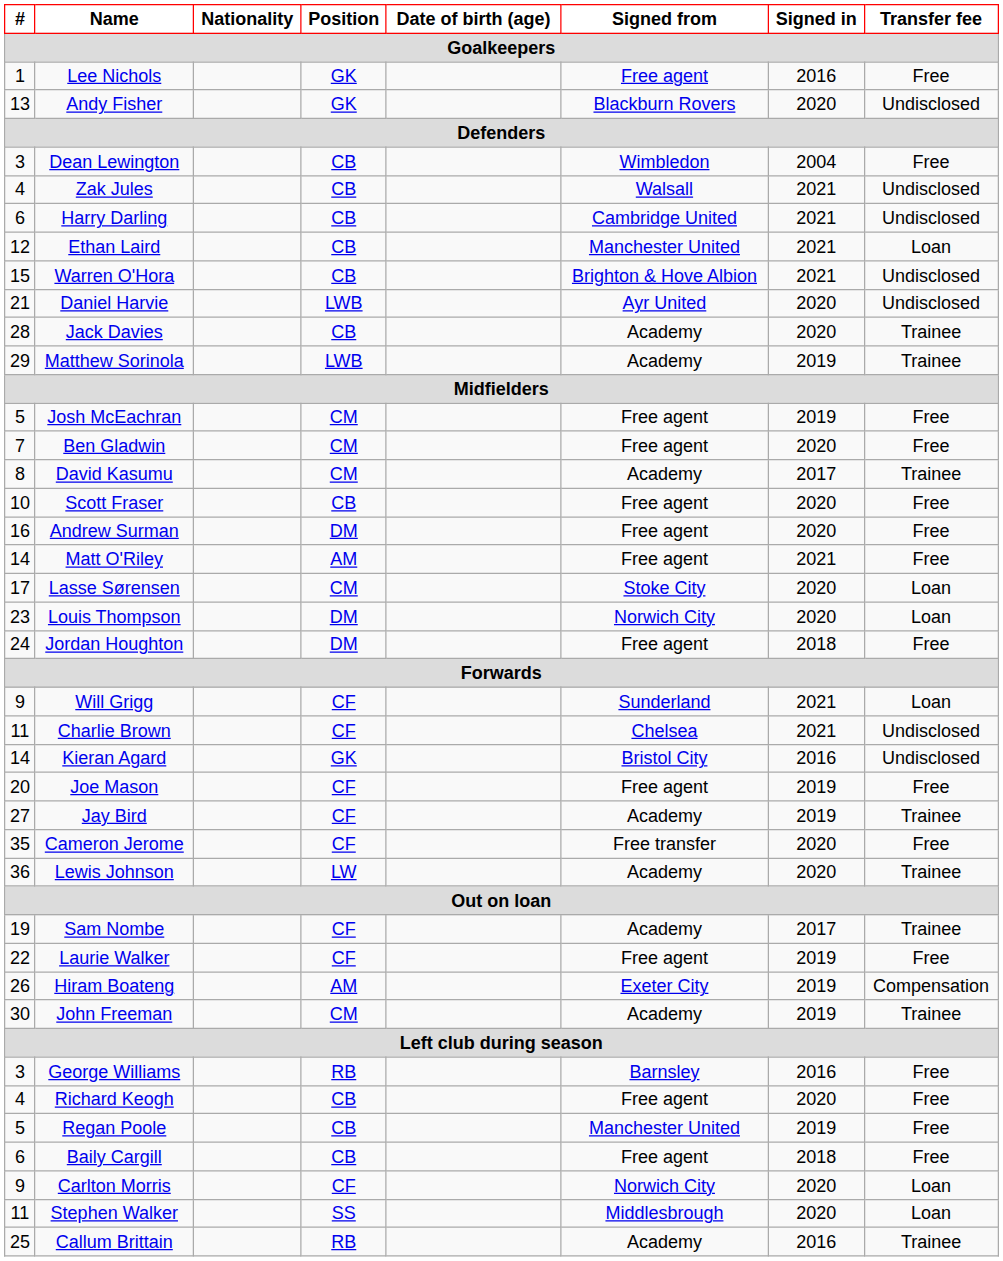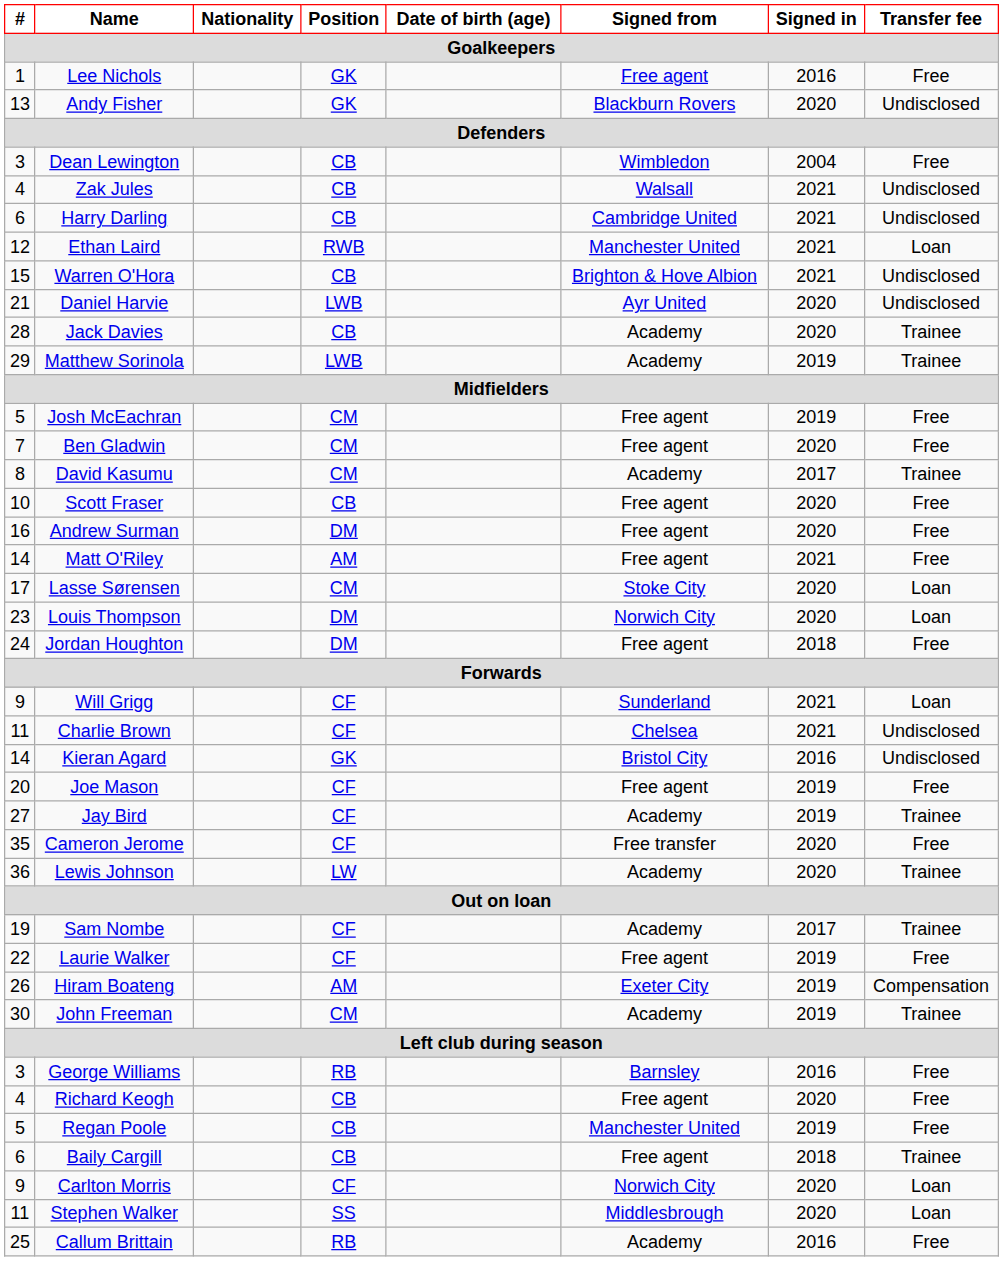(344, 247) CB -> (344, 247) RWB
(931, 1157) Free -> (931, 1157) Trainee
(931, 1242) Trainee -> (931, 1242) Free
